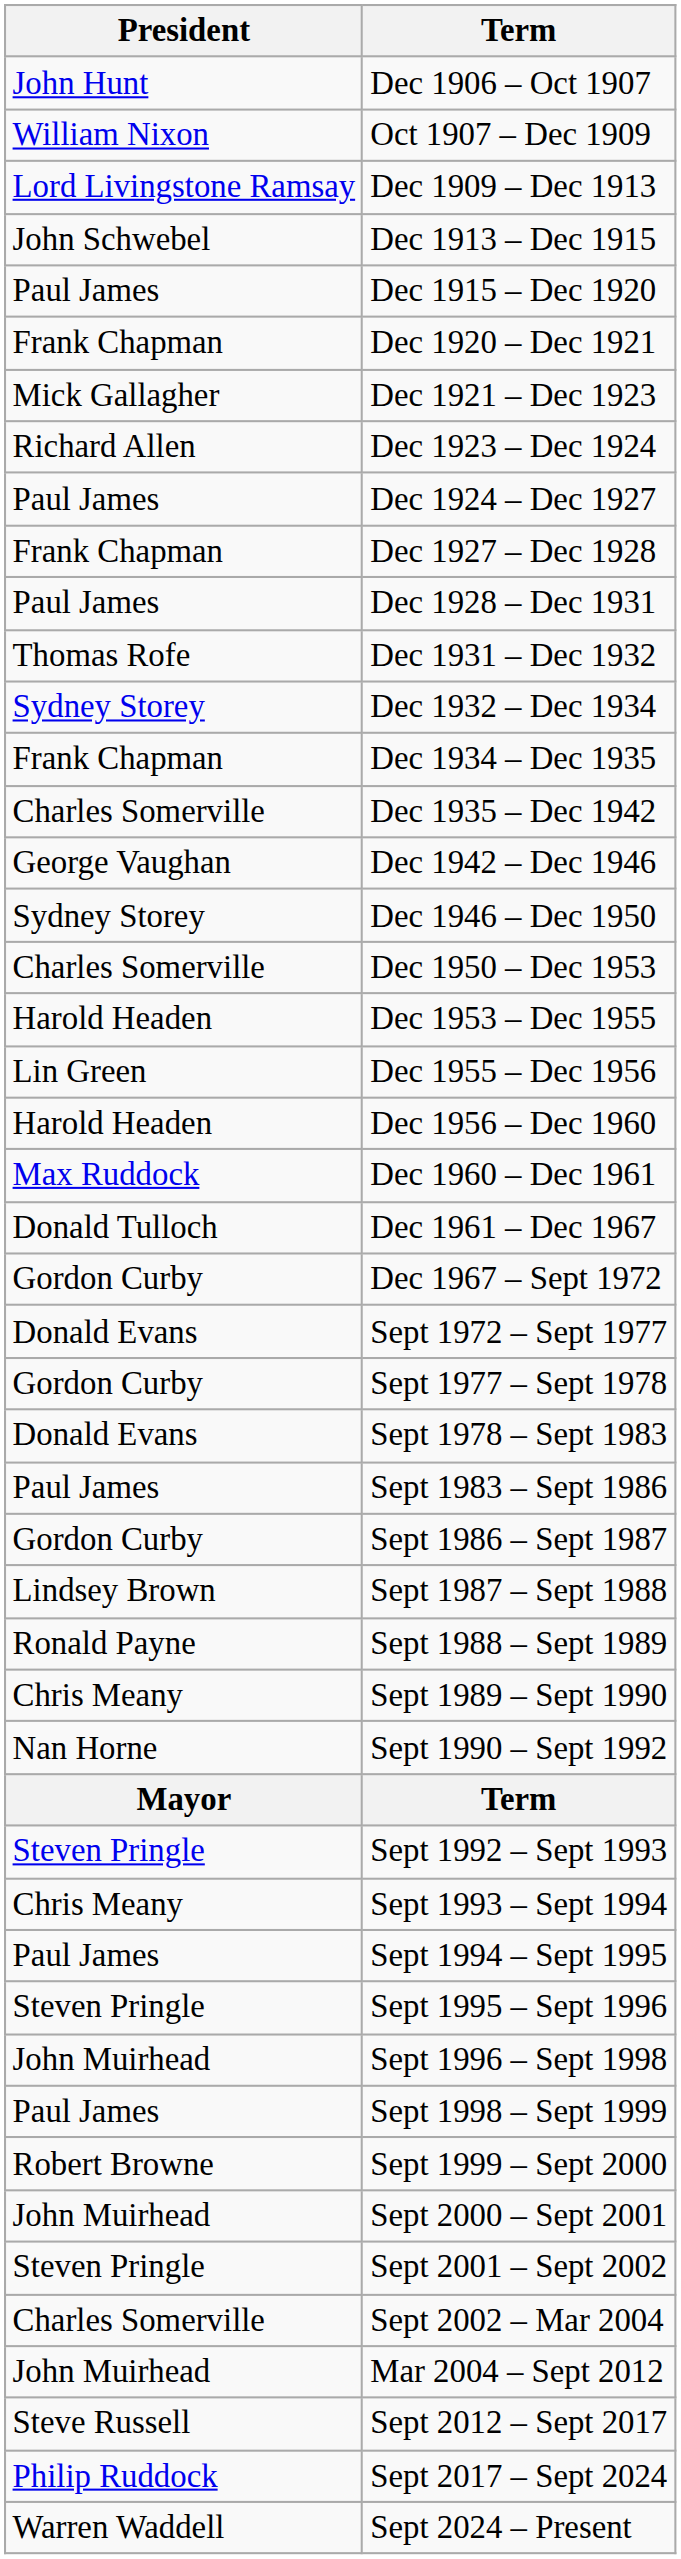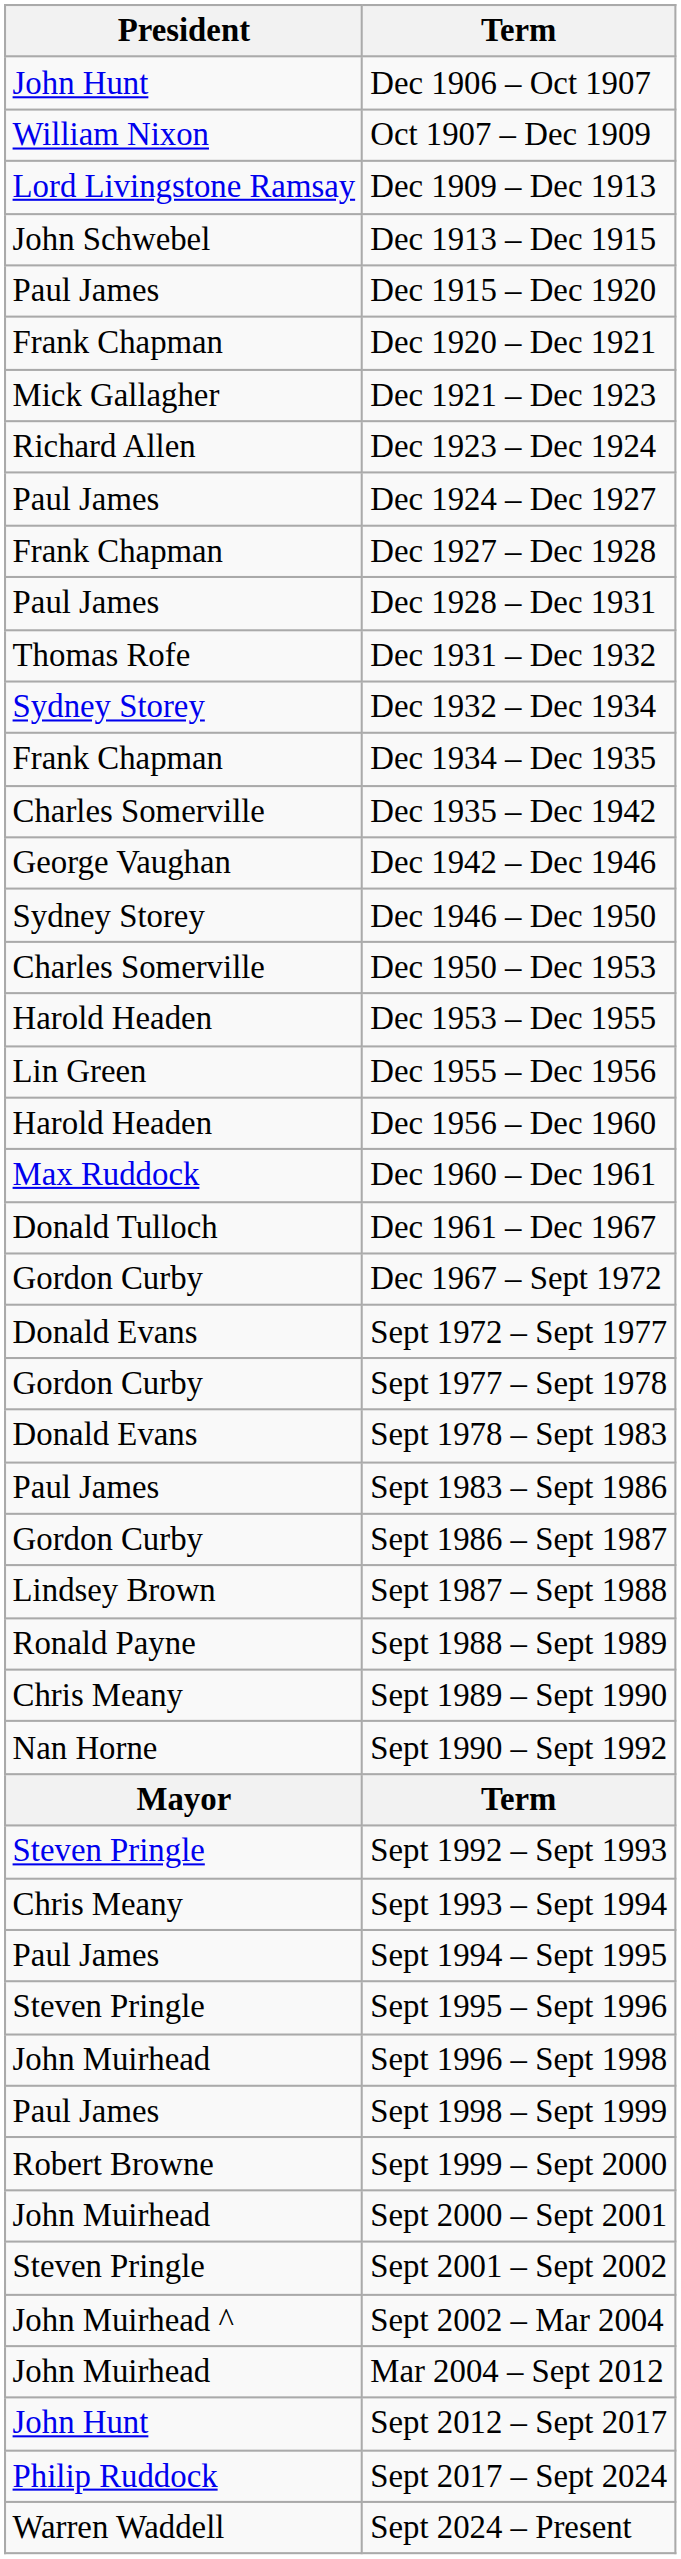(139, 2319) Charles Somerville -> (123, 2319) John Muirhead ^
(101, 2423) Steve Russell -> (80, 2423) John Hunt
